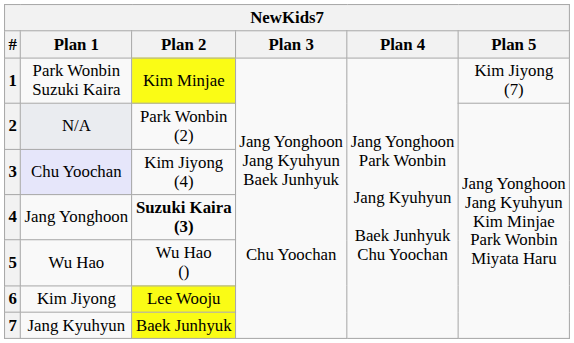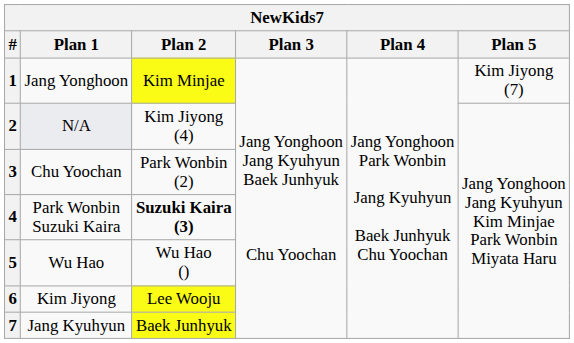(76, 80) Park Wonbin Suzuki Kaira -> (76, 80) Jang Yonghoon
(184, 126) Park Wonbin (2) -> (184, 126) Kim Jiyong (4)
(76, 171) lavender background -> (76, 171) no background
(184, 171) Kim Jiyong (4) -> (184, 171) Park Wonbin (2)
(76, 217) Jang Yonghoon -> (76, 217) Park Wonbin Suzuki Kaira
